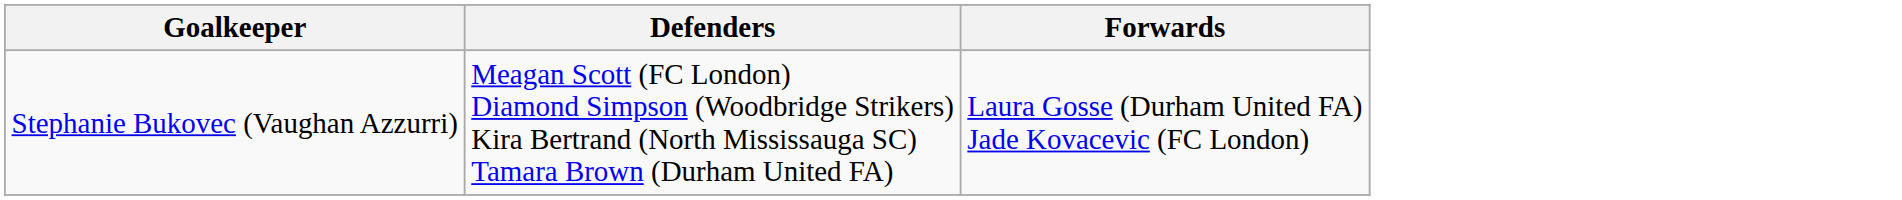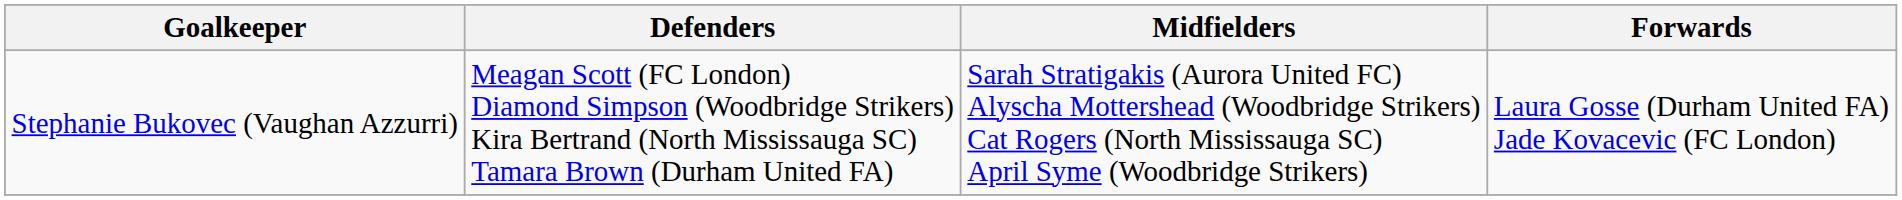+ column: (1224, 27)
